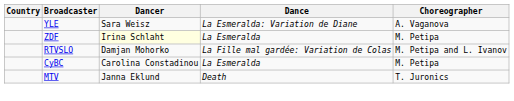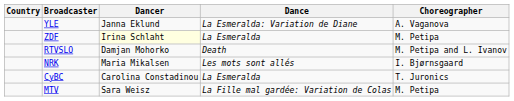(126, 24) Sara Weisz -> (130, 24) Janna Eklund
(297, 50) La Fille mal gardée: Variation de Colas -> (214, 50) Death
+ row: (51, 63)
(417, 63) M. Petipa -> (422, 77) T. Juronics
(130, 77) Janna Eklund -> (126, 90) Sara Weisz
(214, 77) Death -> (297, 90) La Fille mal gardée: Variation de Colas
(422, 77) T. Juronics -> (417, 90) M. Petipa
